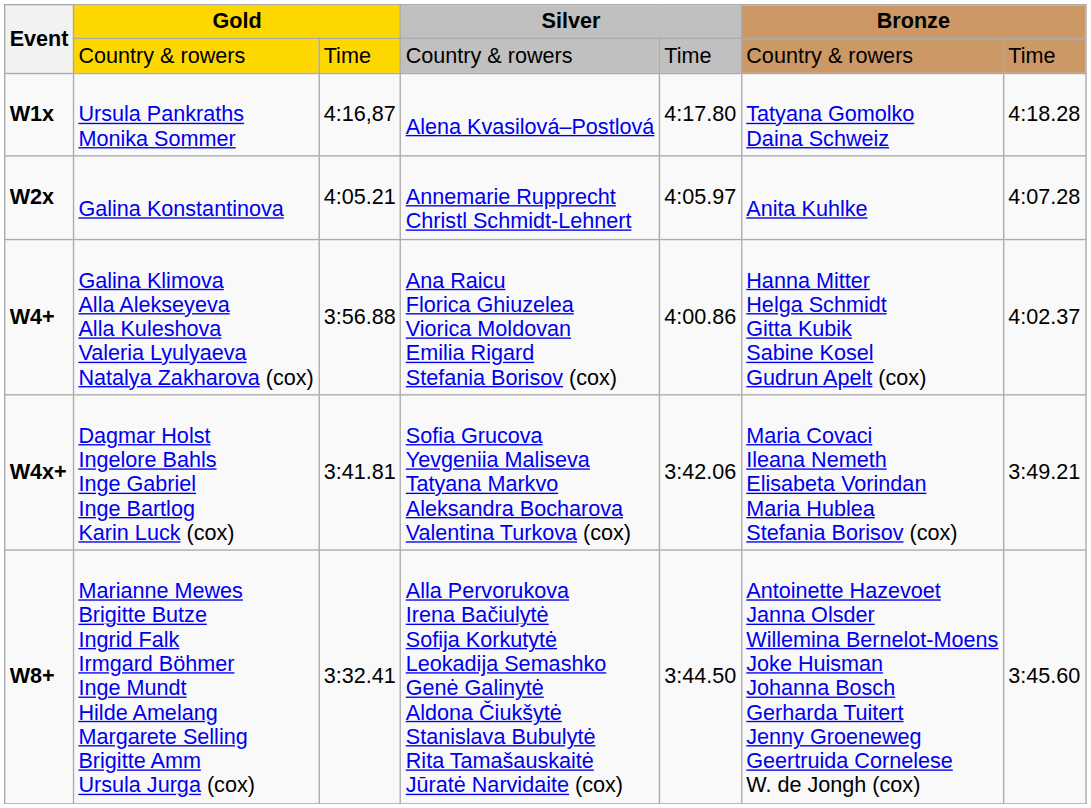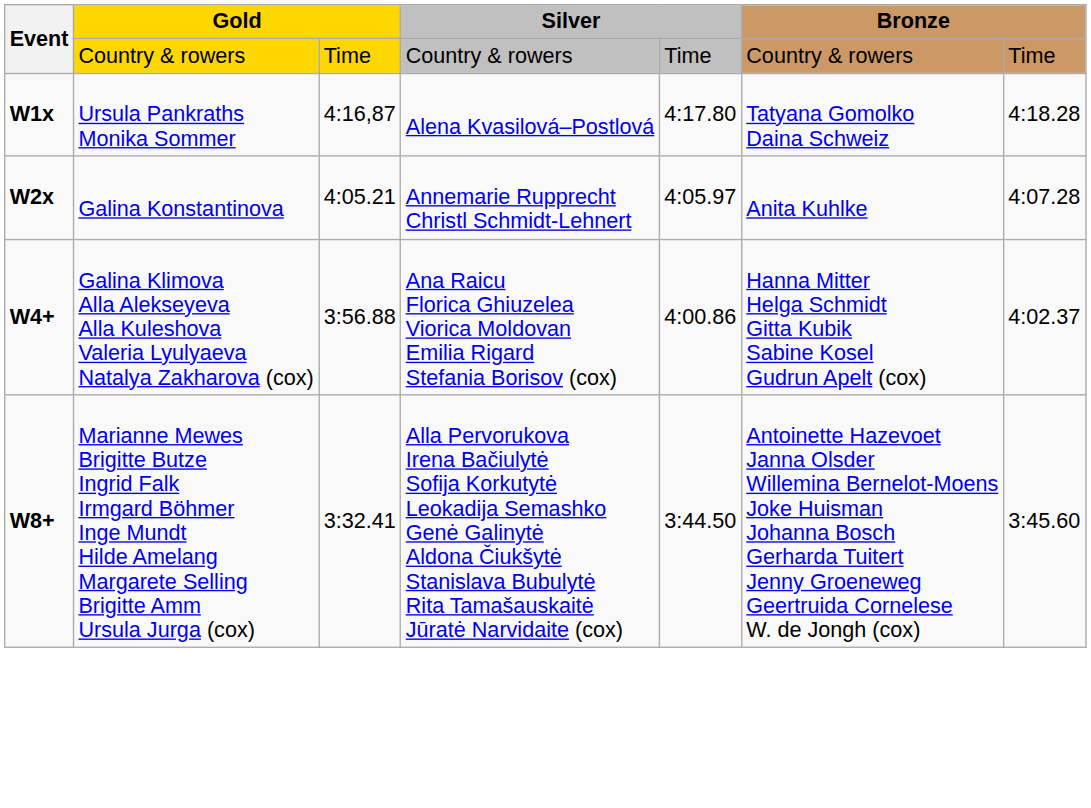- row: (38, 472)
